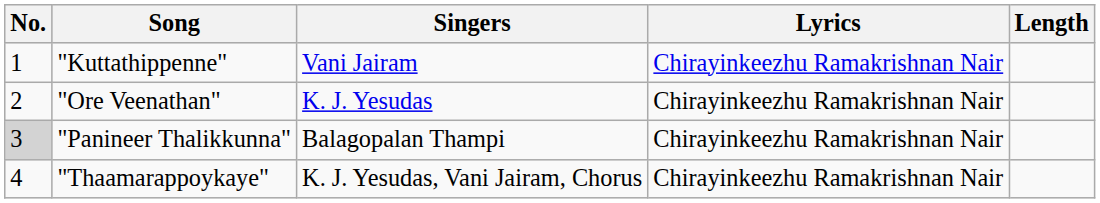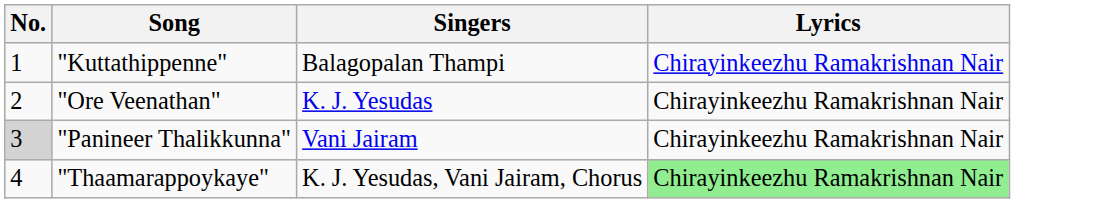- column: (1052, 23)
(360, 62) Vani Jairam -> (404, 62) Balagopalan Thampi
(404, 139) Balagopalan Thampi -> (360, 139) Vani Jairam
(828, 178) no background -> (828, 178) lightgreen background
